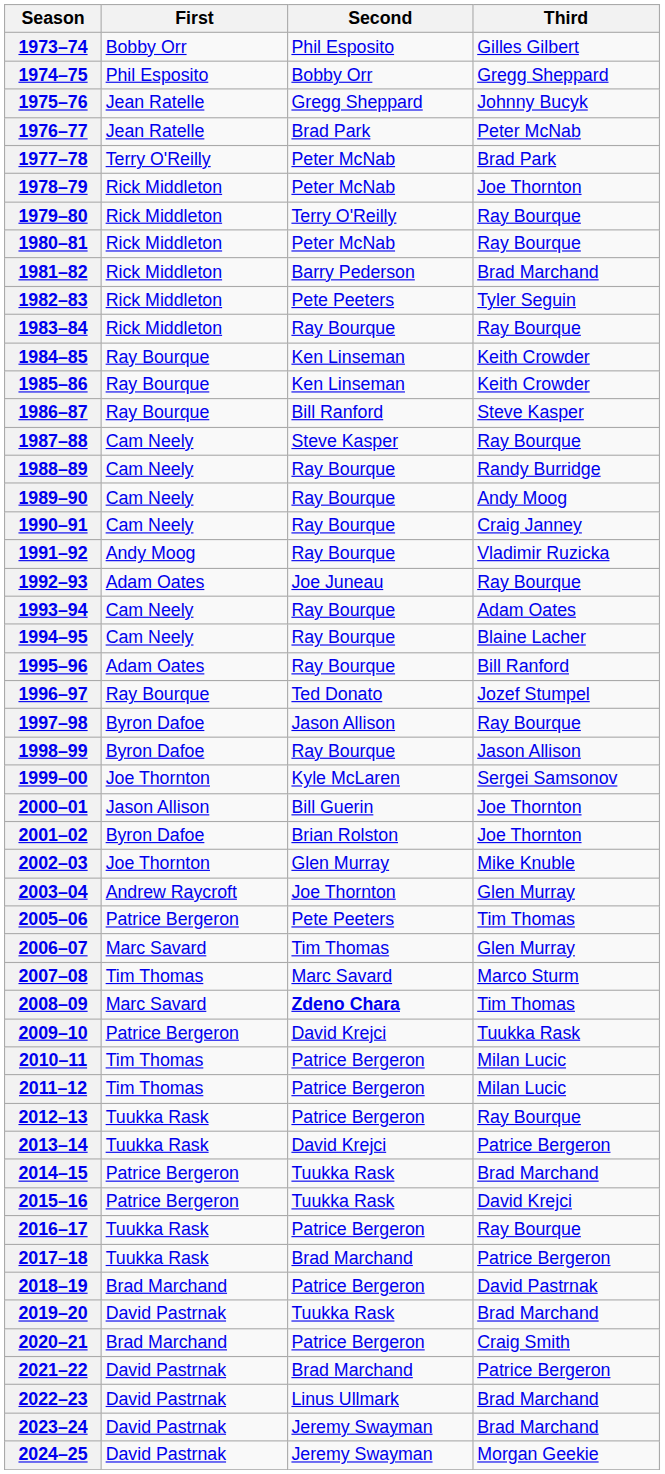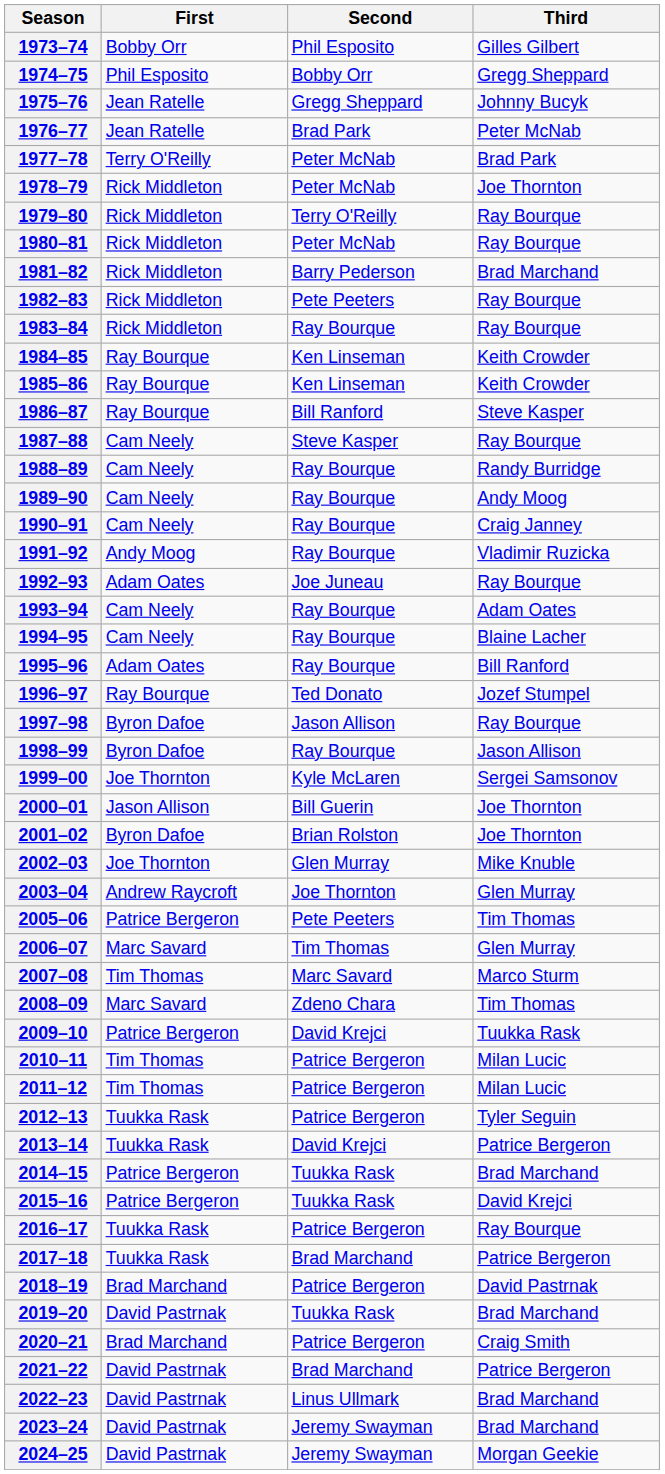(527, 300) Tyler Seguin -> (529, 300) Ray Bourque
(346, 1004) bold -> (343, 1004) normal
(529, 1117) Ray Bourque -> (527, 1117) Tyler Seguin
